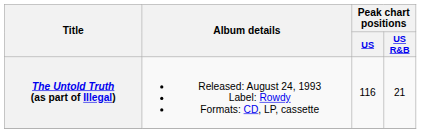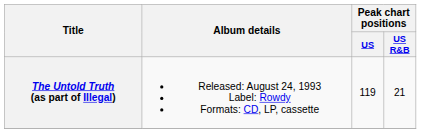(368, 92) 116 -> (368, 92) 119
